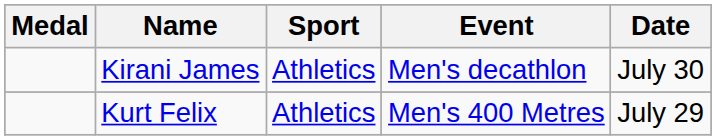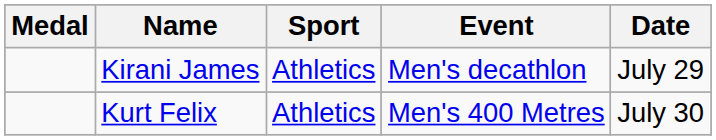(661, 69) July 30 -> (661, 69) July 29
(661, 112) July 29 -> (661, 112) July 30
